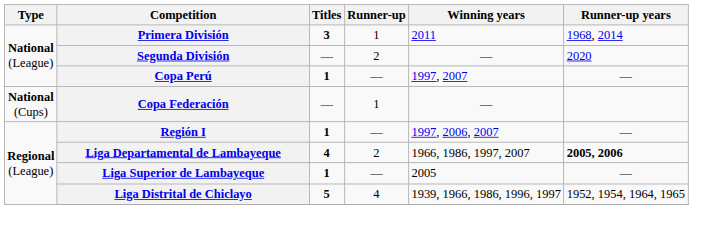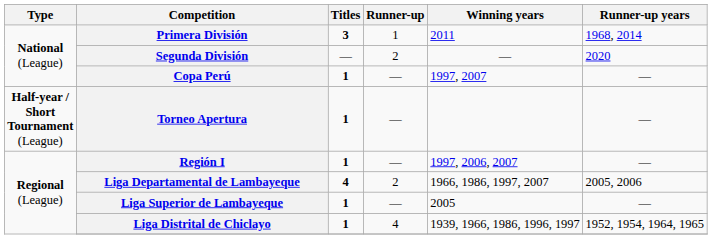+ row: (202, 119)
- row: (183, 104)
(595, 153) bold -> (614, 182) normal
(327, 194) 5 -> (346, 223) 1
